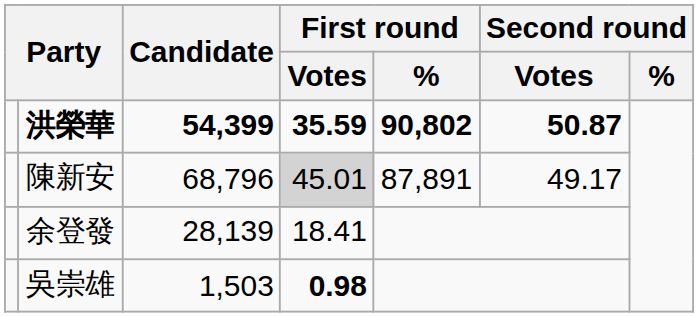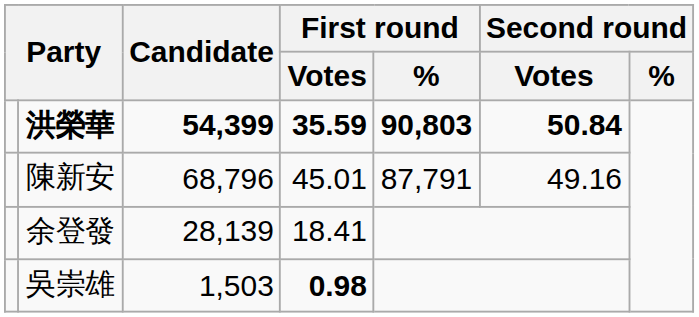(426, 125) 90,802 -> (426, 125) 90,803
(585, 125) 50.87 -> (585, 125) 50.84
(329, 178) lightgrey background -> (329, 178) no background
(426, 178) 87,891 -> (426, 178) 87,791
(585, 178) 49.17 -> (585, 178) 49.16
